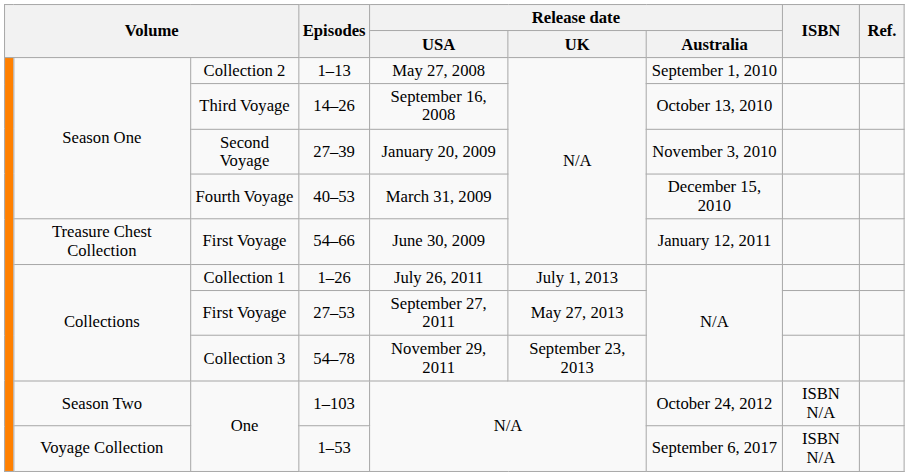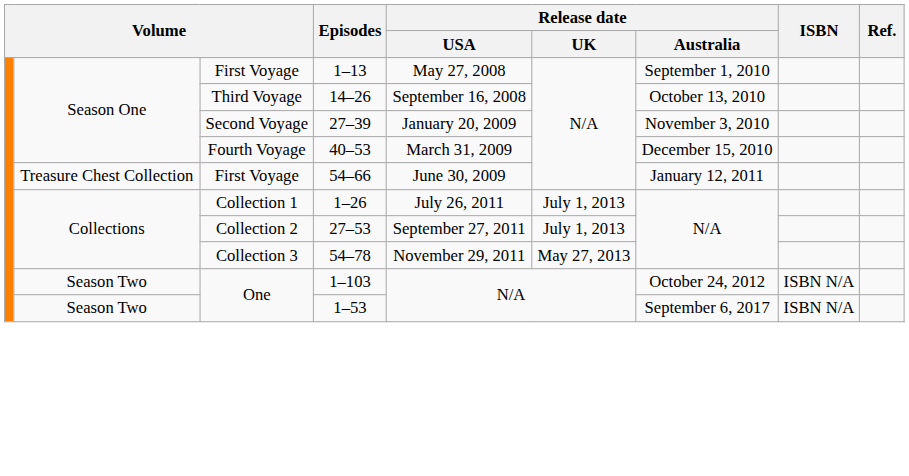(244, 70) Collection 2 -> (257, 70) First Voyage
(244, 313) First Voyage -> (257, 228) Collection 2
(577, 313) May 27, 2013 -> (584, 228) July 1, 2013
(577, 358) September 23, 2013 -> (584, 255) May 27, 2013
(102, 448) Voyage Collection -> (107, 307) Season Two
